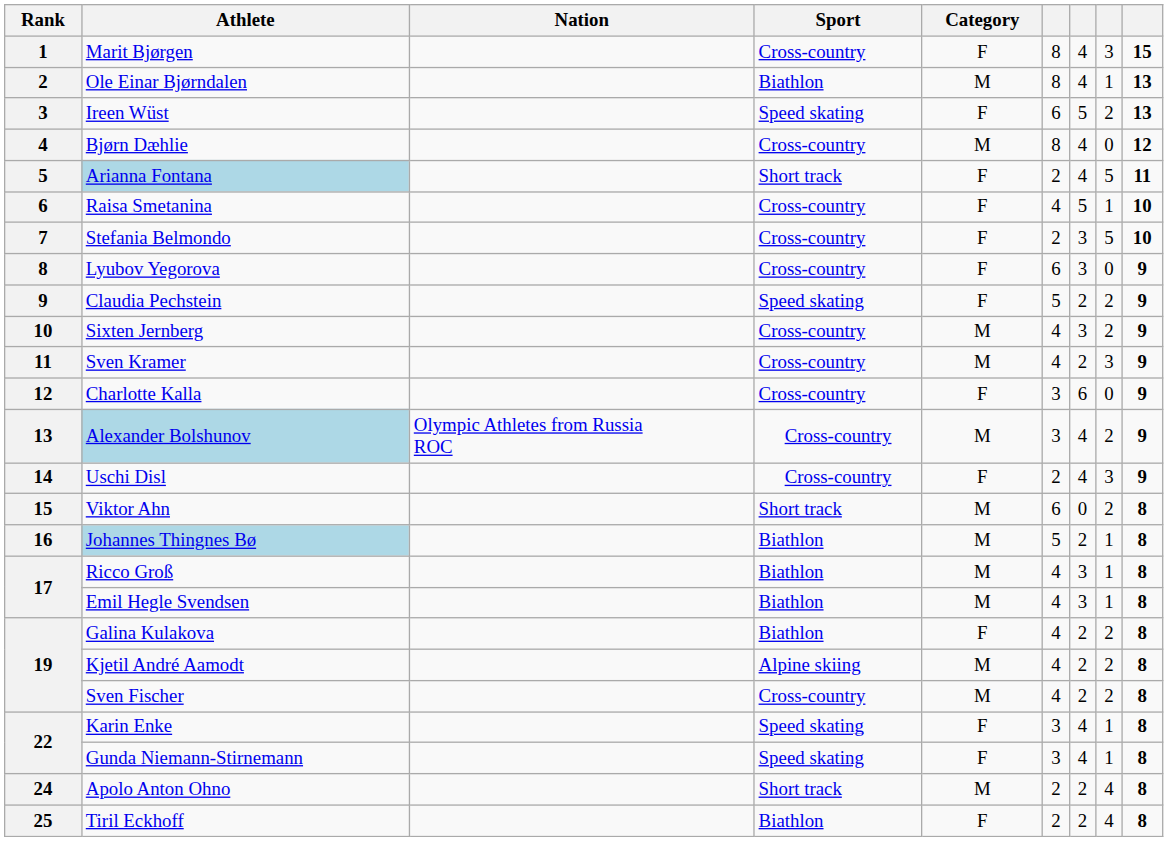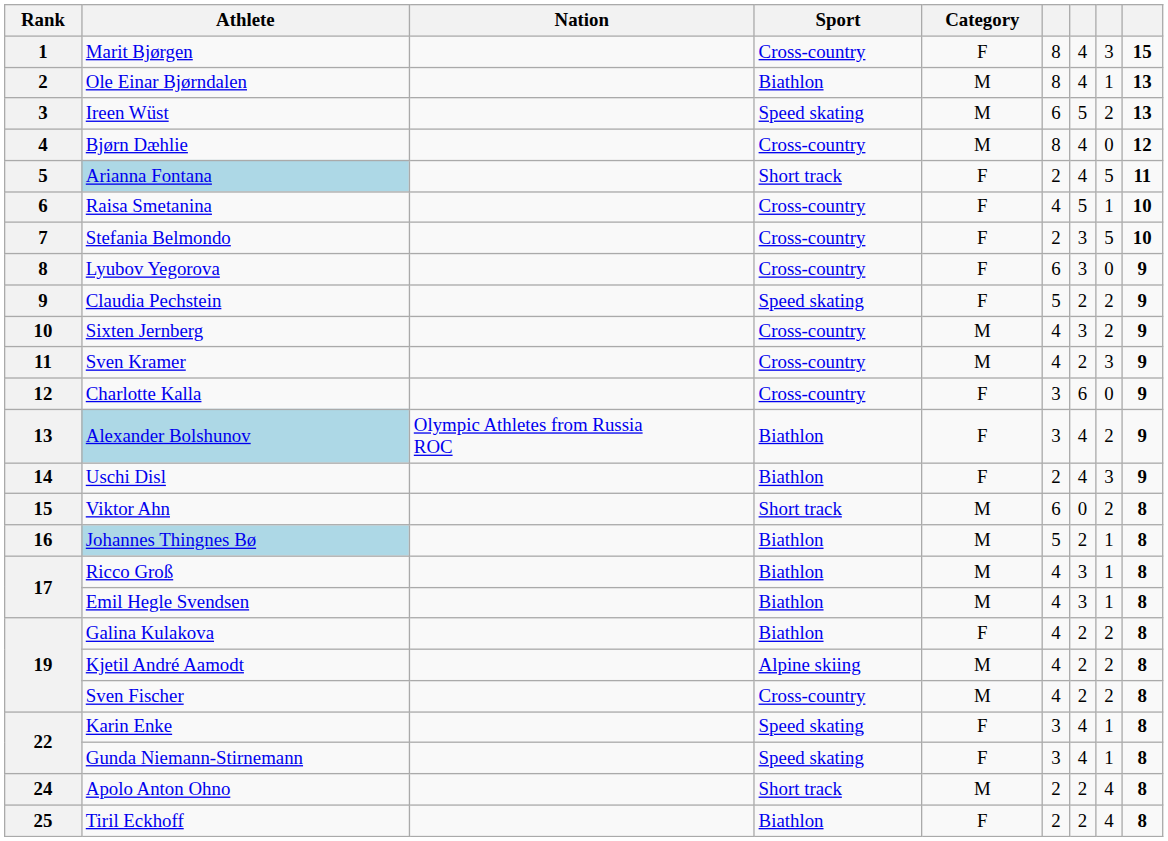(982, 113) F -> (982, 113) M
(838, 436) Cross-country -> (791, 436) Biathlon
(982, 436) M -> (982, 436) F
(838, 478) Cross-country -> (791, 478) Biathlon
